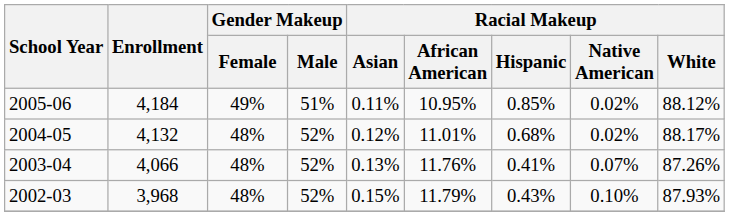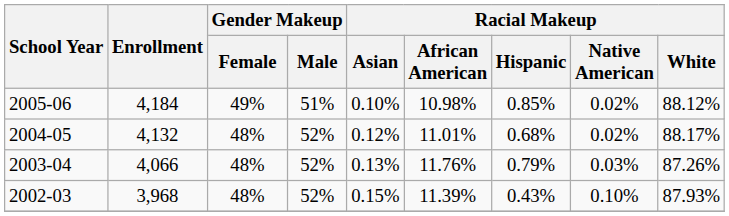(375, 103) 0.11% -> (375, 103) 0.10%
(448, 103) 10.95% -> (448, 103) 10.98%
(531, 165) 0.41% -> (531, 165) 0.79%
(614, 165) 0.07% -> (614, 165) 0.03%
(448, 196) 11.79% -> (448, 196) 11.39%
